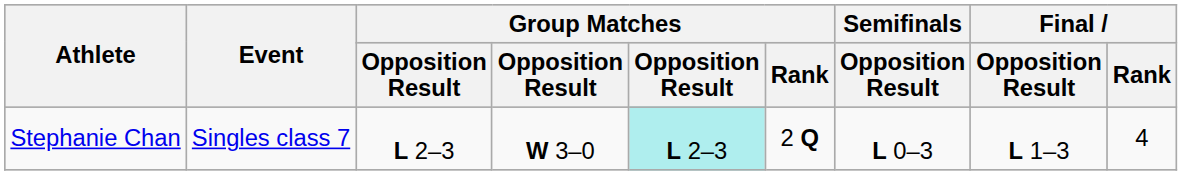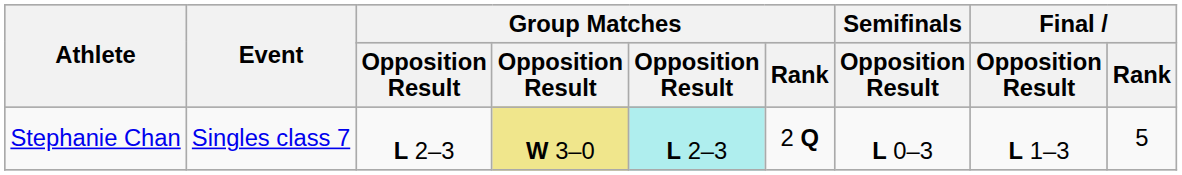(560, 152) no background -> (560, 152) khaki background
(1142, 139) 4 -> (1142, 139) 5
